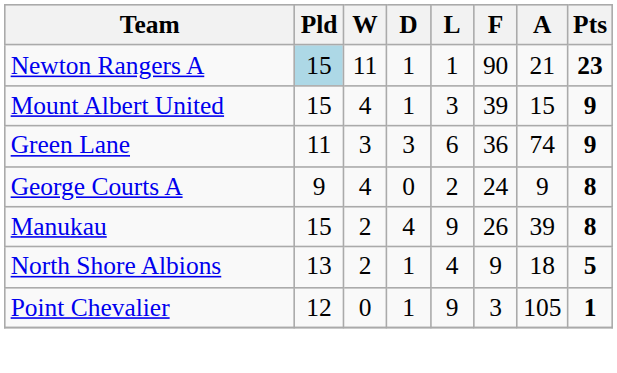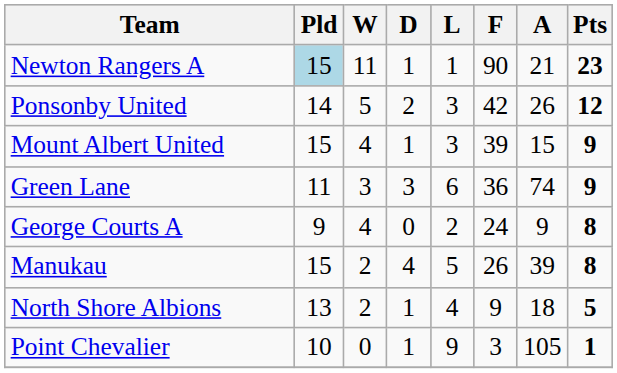+ row: (99, 105)
(452, 226) 9 -> (452, 266) 5
(319, 307) 12 -> (319, 347) 10
